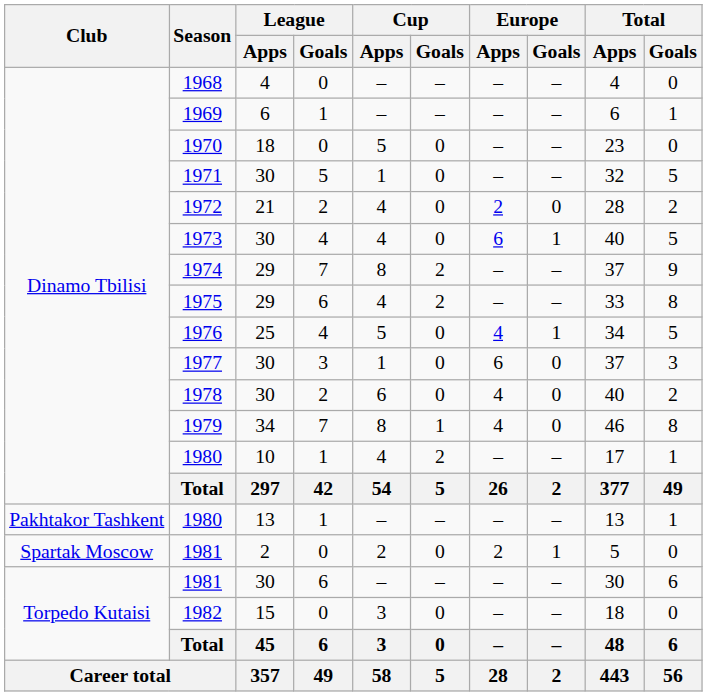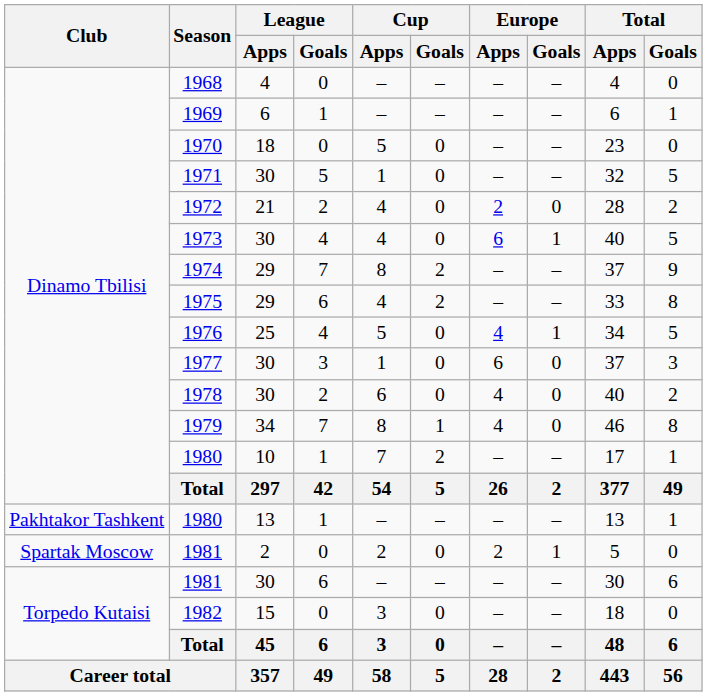(382, 457) 4 -> (382, 457) 7
